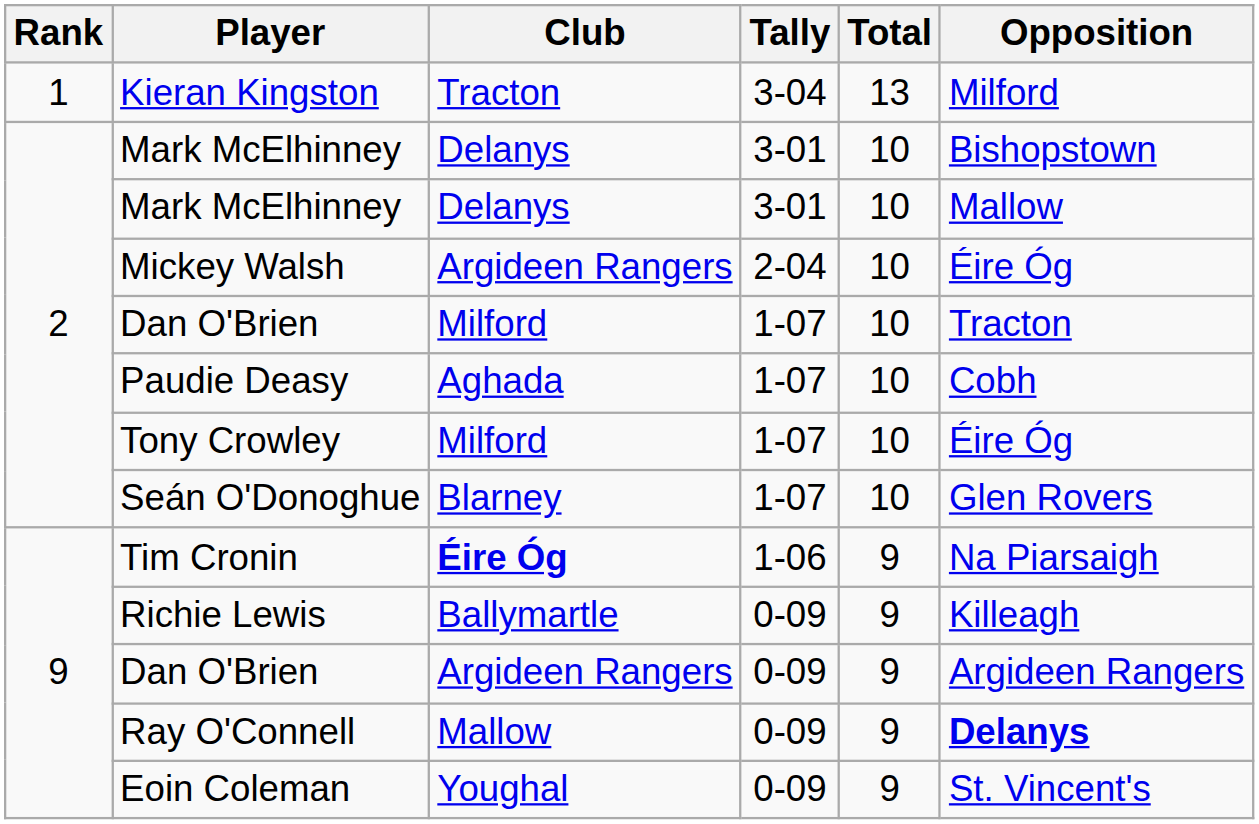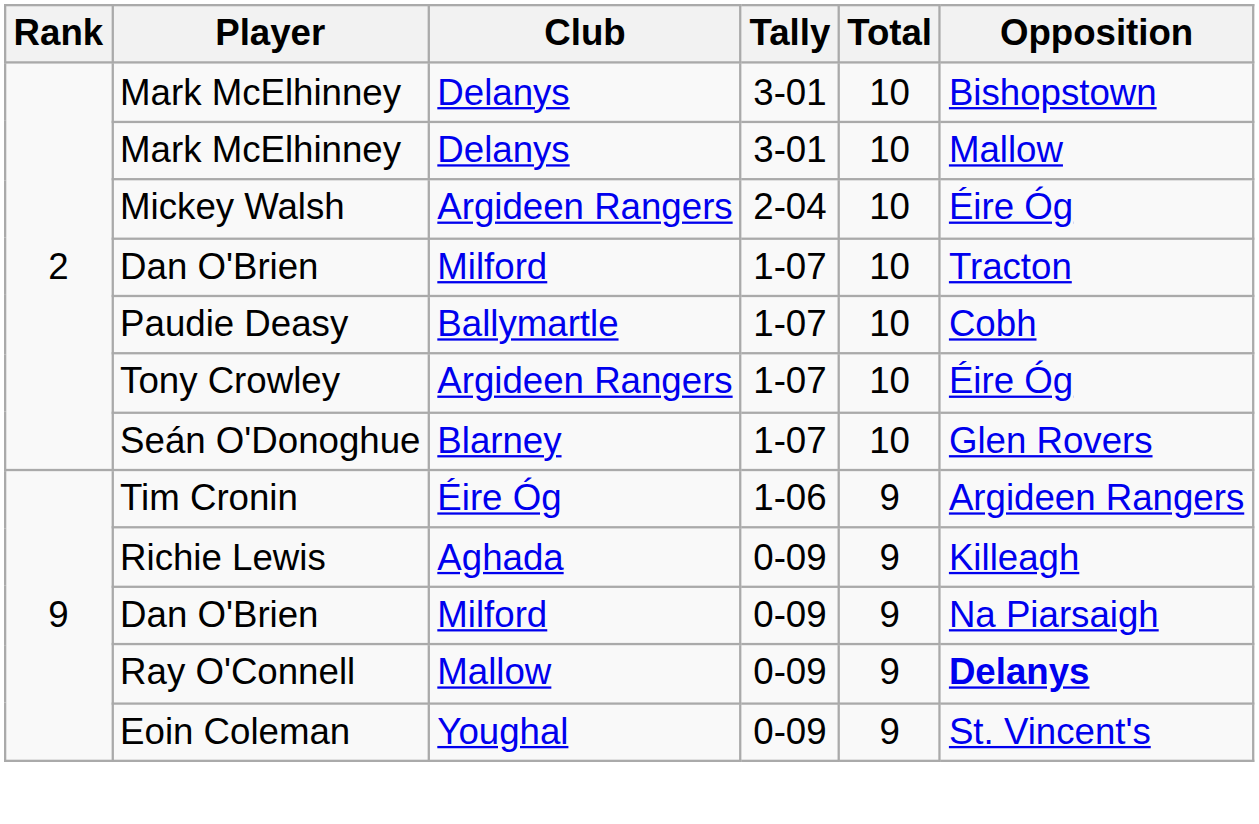- row: (249, 91)
(500, 382) Aghada -> (528, 324) Ballymartle
(492, 440) Milford -> (585, 382) Argideen Rangers
(502, 556) bold -> (499, 498) normal
(1054, 556) Na Piarsaigh -> (1097, 498) Argideen Rangers
(528, 614) Ballymartle -> (500, 556) Aghada
(585, 672) Argideen Rangers -> (492, 614) Milford
(1097, 672) Argideen Rangers -> (1054, 614) Na Piarsaigh
